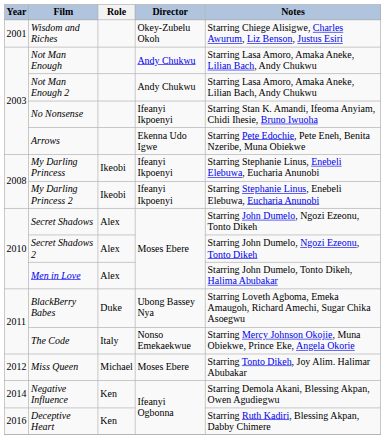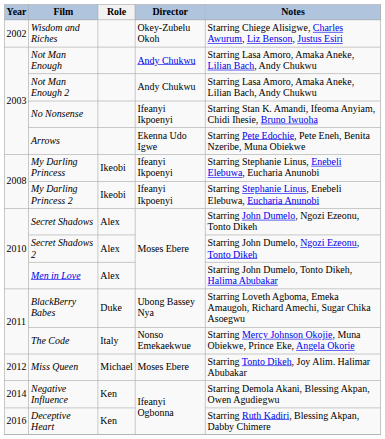(17, 33) 2001 -> (17, 33) 2002
